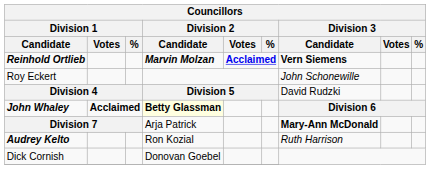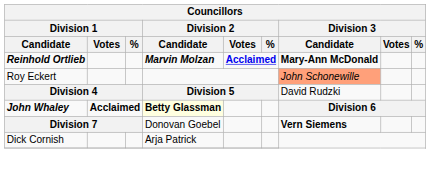(314, 60) Vern Siemens -> (330, 60) Mary-Ann McDonald
(320, 76) no background -> (320, 76) lightsalmon background
(171, 124) Arja Patrick -> (183, 124) Donovan Goebel
(330, 124) Mary-Ann McDonald -> (314, 124) Vern Siemens
- row: (38, 140)
(183, 156) Donovan Goebel -> (171, 140) Arja Patrick
